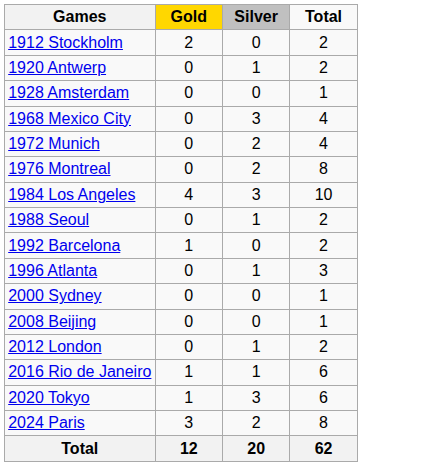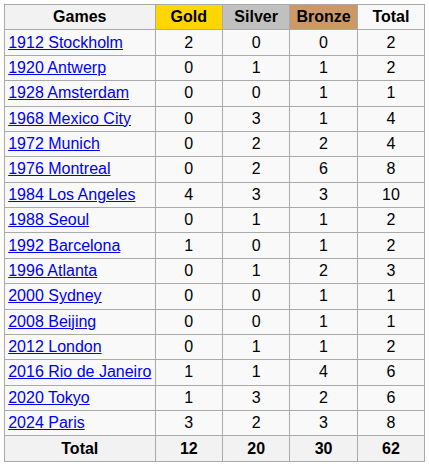+ column: (324, 17)
